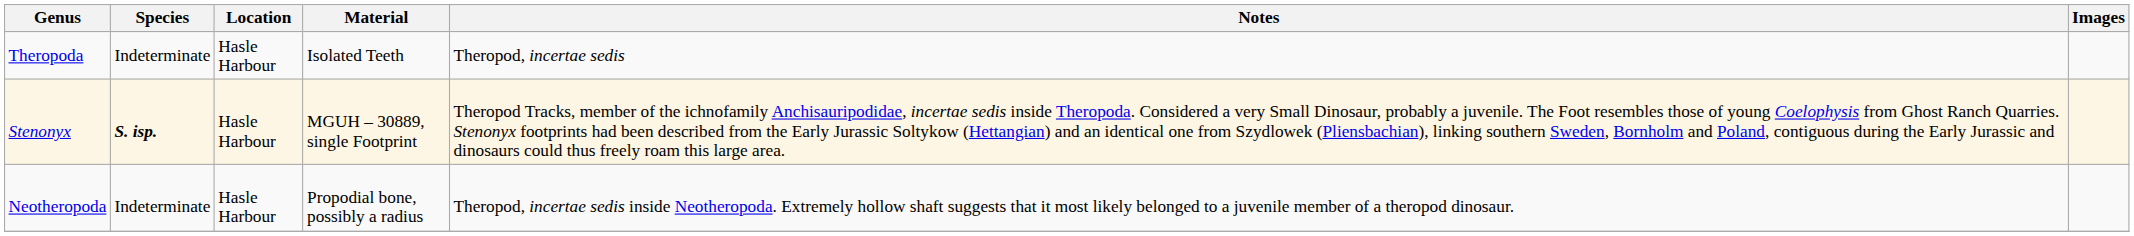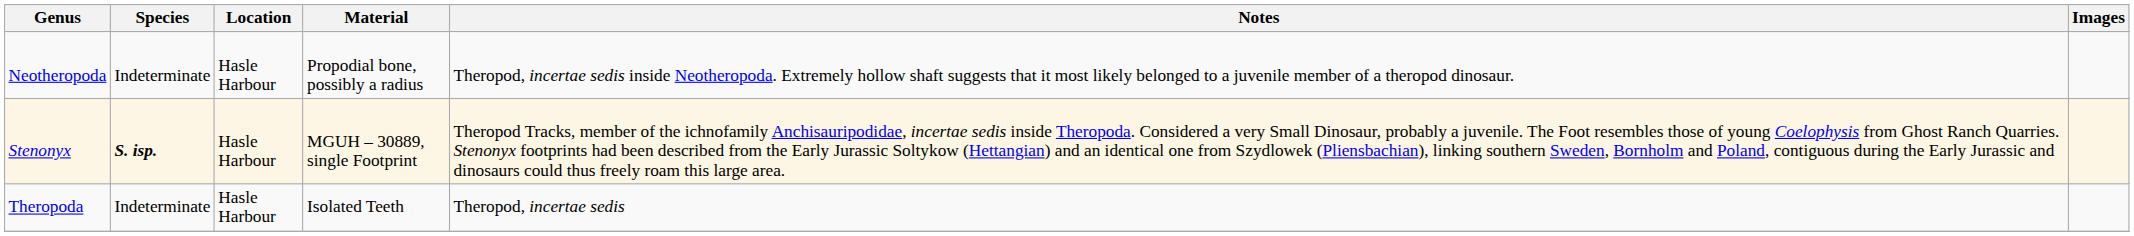rows swapped: (57, 207) <-> (46, 55)
